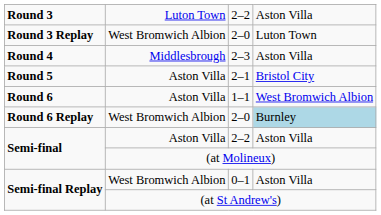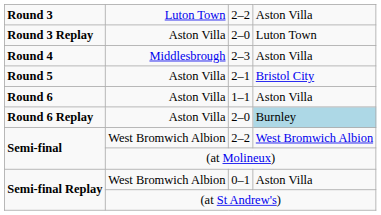(167, 35) West Bromwich Albion -> (197, 35) Aston Villa
(314, 97) West Bromwich Albion -> (284, 97) Aston Villa
(167, 117) West Bromwich Albion -> (197, 117) Aston Villa
(197, 138) Aston Villa -> (167, 138) West Bromwich Albion
(284, 138) Aston Villa -> (314, 138) West Bromwich Albion
